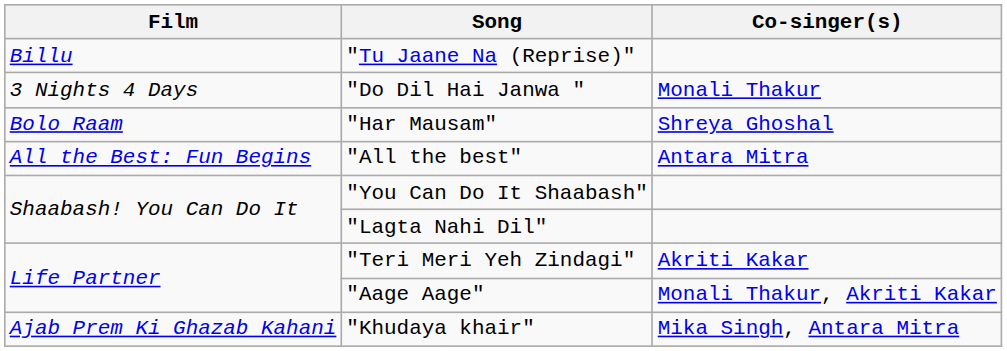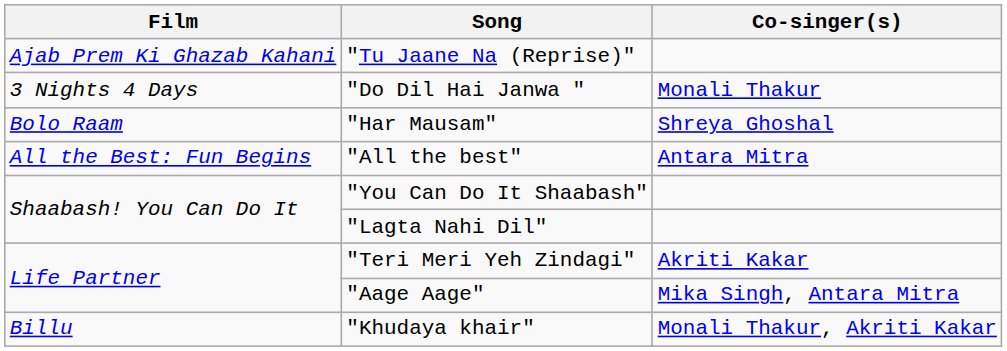(41, 56) Billu -> (173, 56) Ajab Prem Ki Ghazab Kahani
(827, 295) Monali Thakur, Akriti Kakar -> (808, 295) Mika Singh, Antara Mitra
(173, 329) Ajab Prem Ki Ghazab Kahani -> (41, 329) Billu
(808, 329) Mika Singh, Antara Mitra -> (827, 329) Monali Thakur, Akriti Kakar
